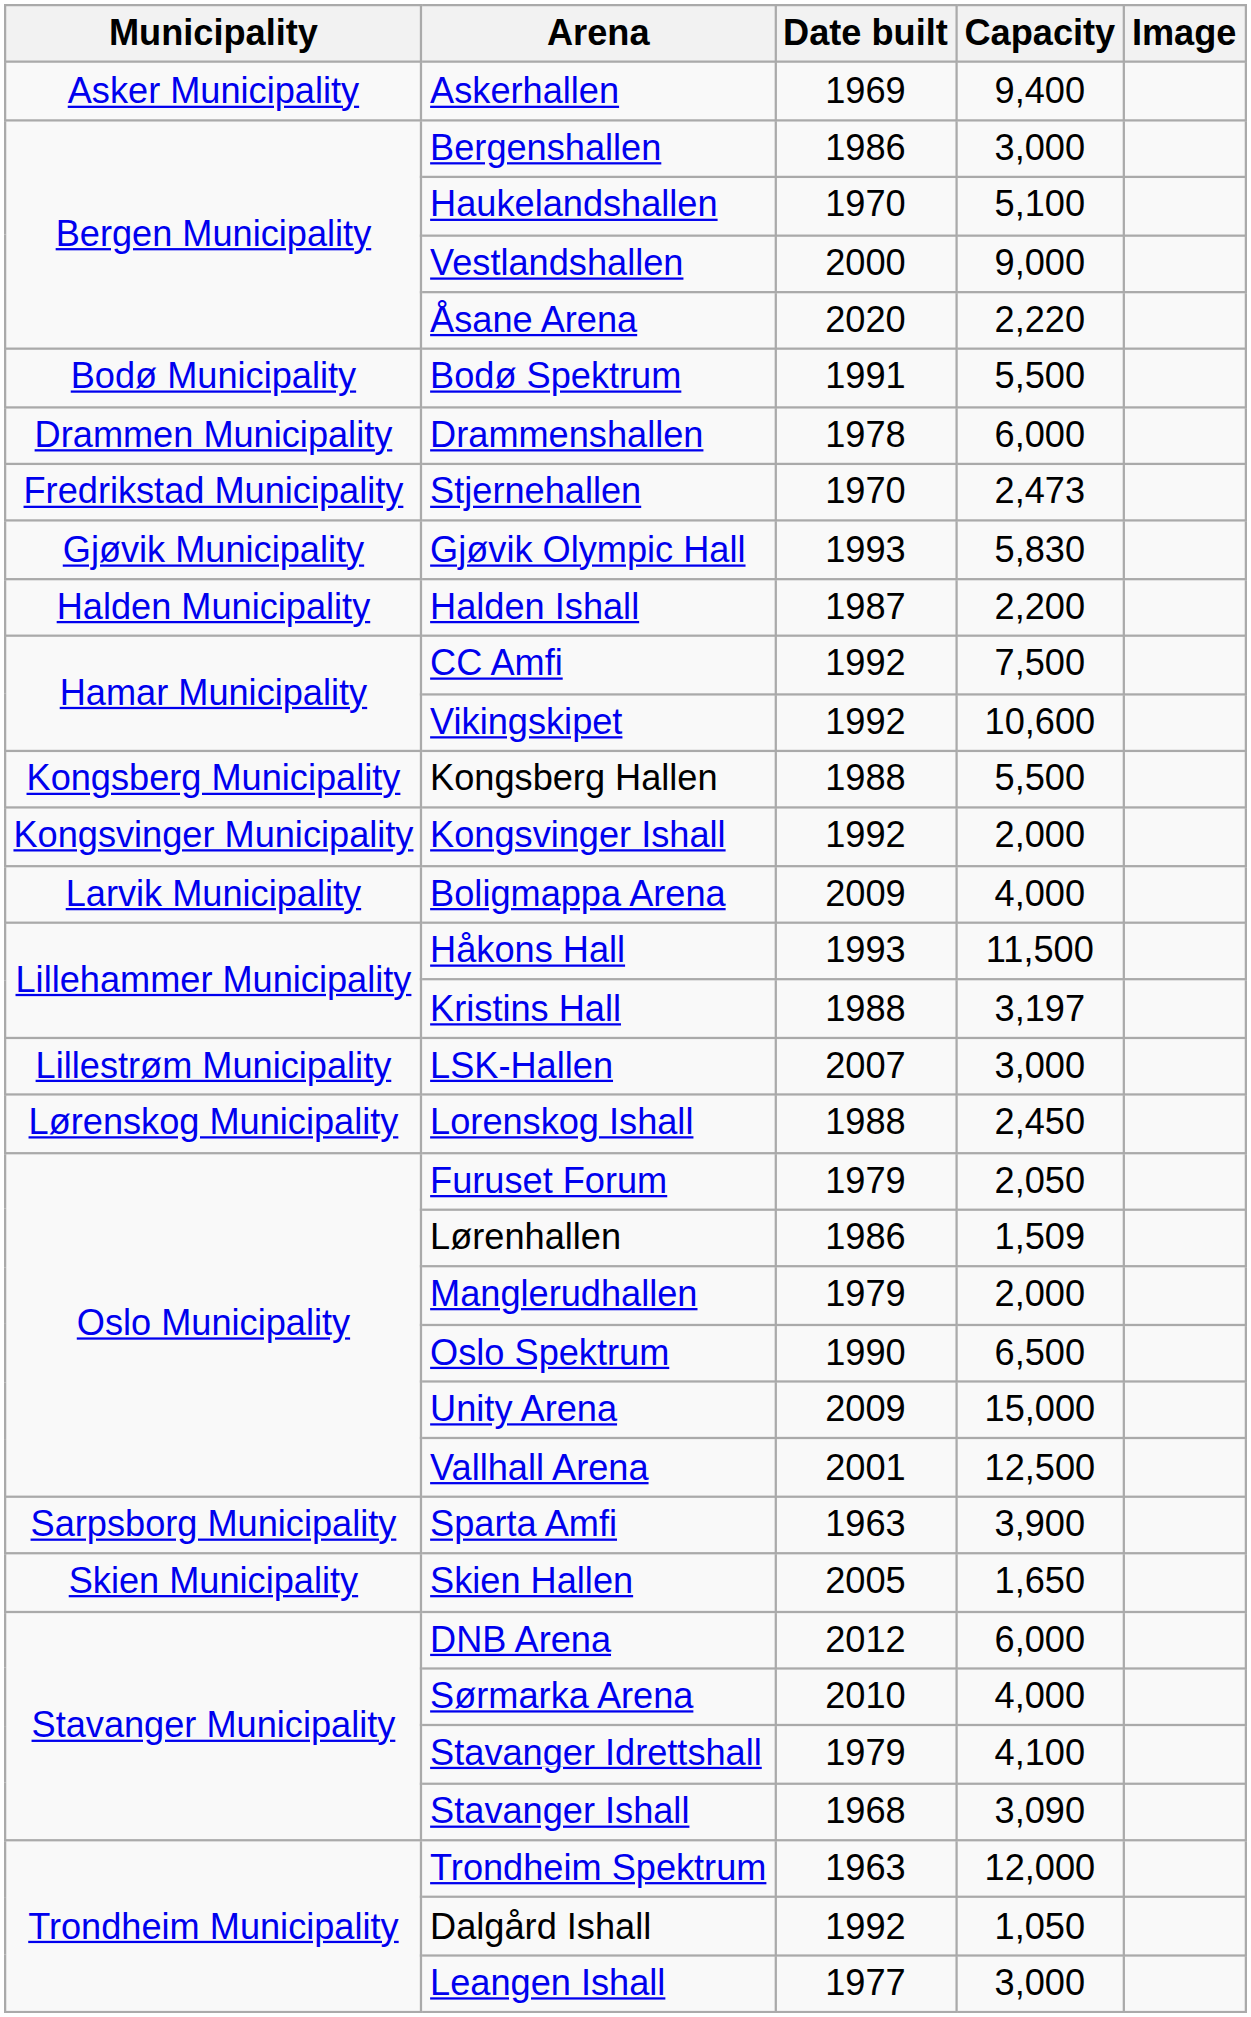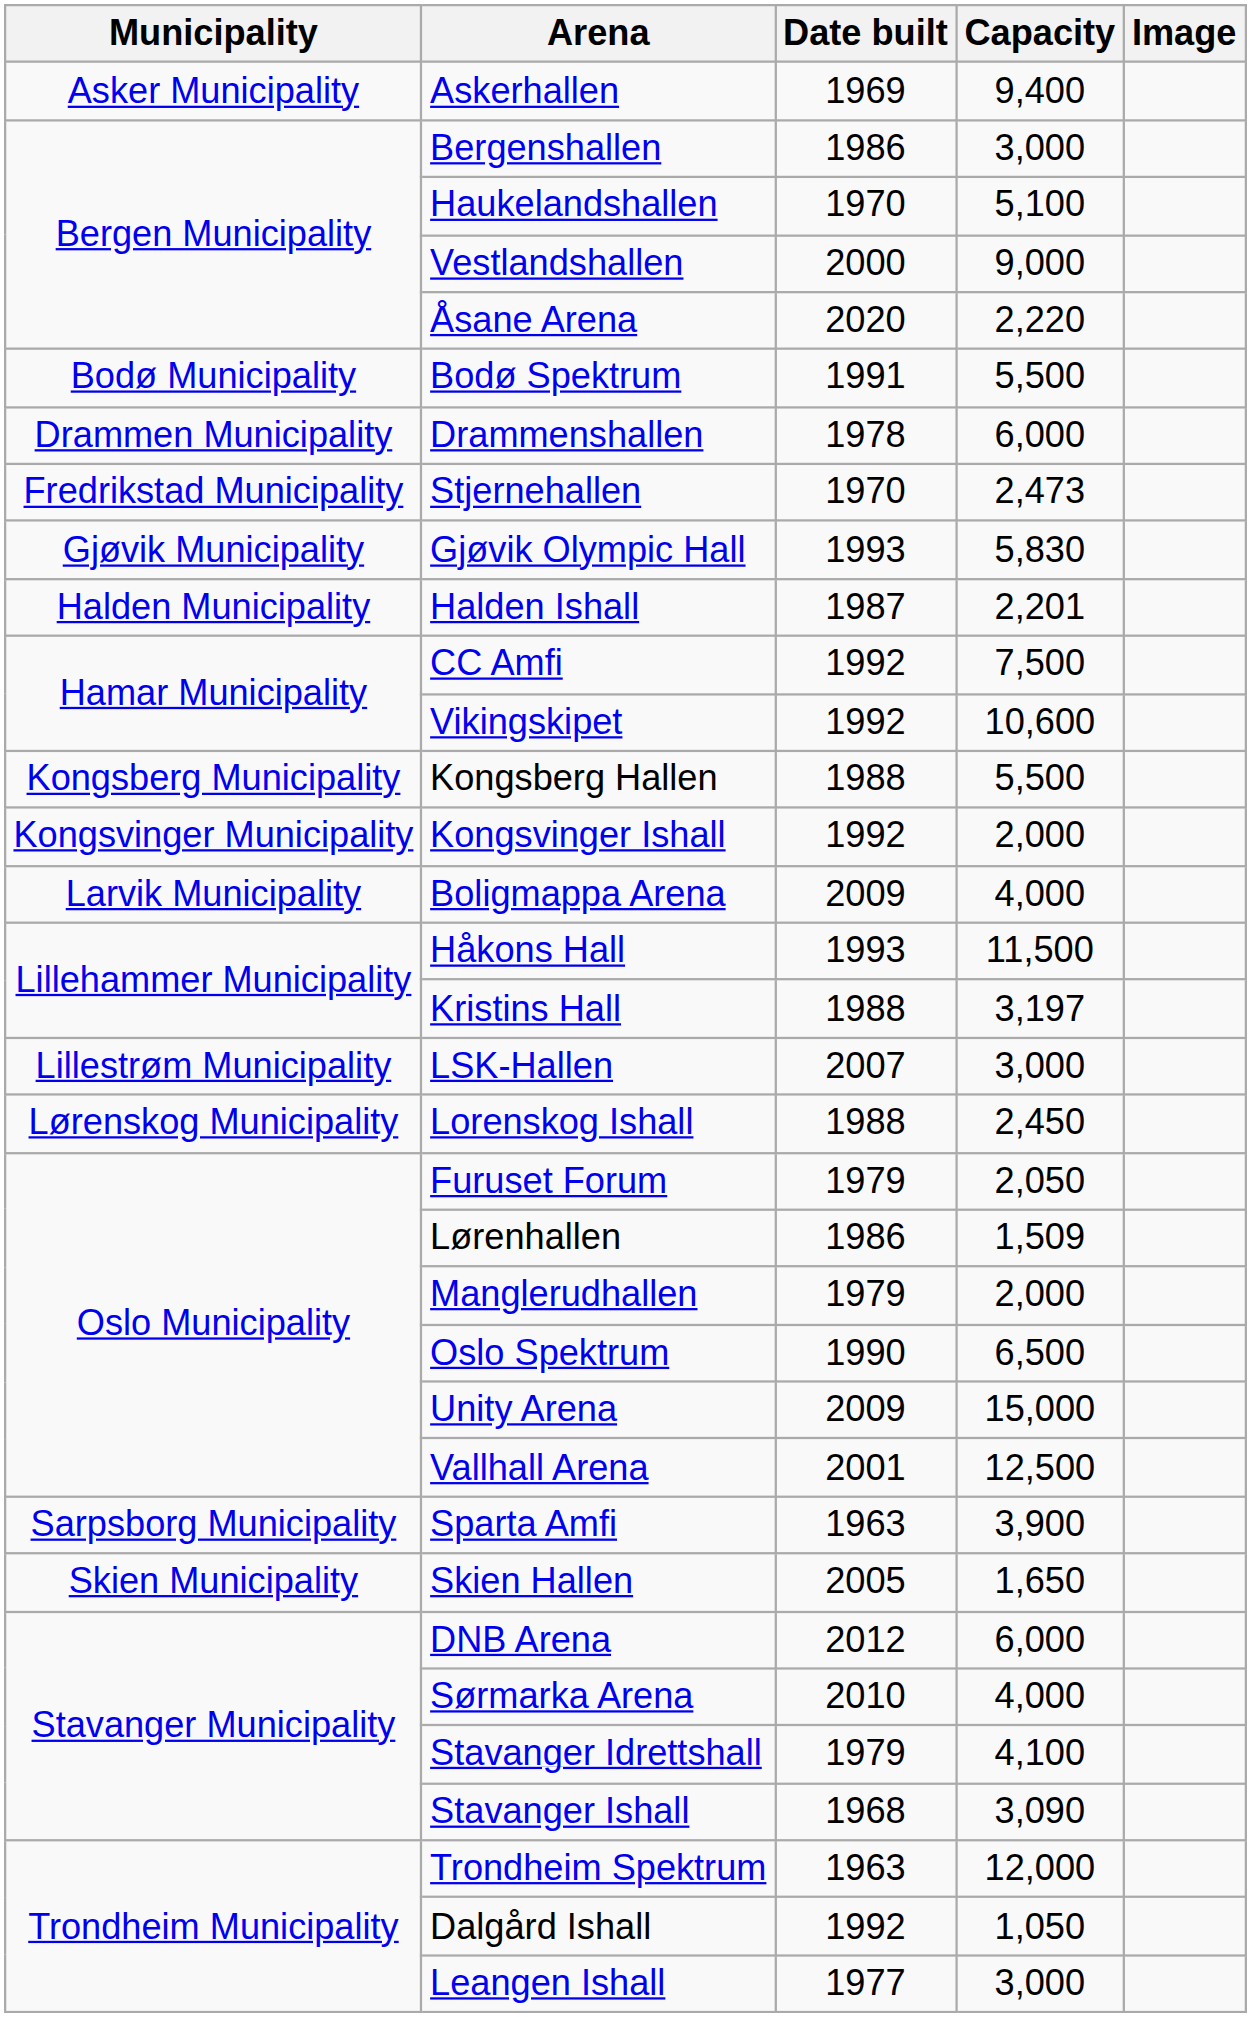(1040, 606) 2,200 -> (1040, 606) 2,201
